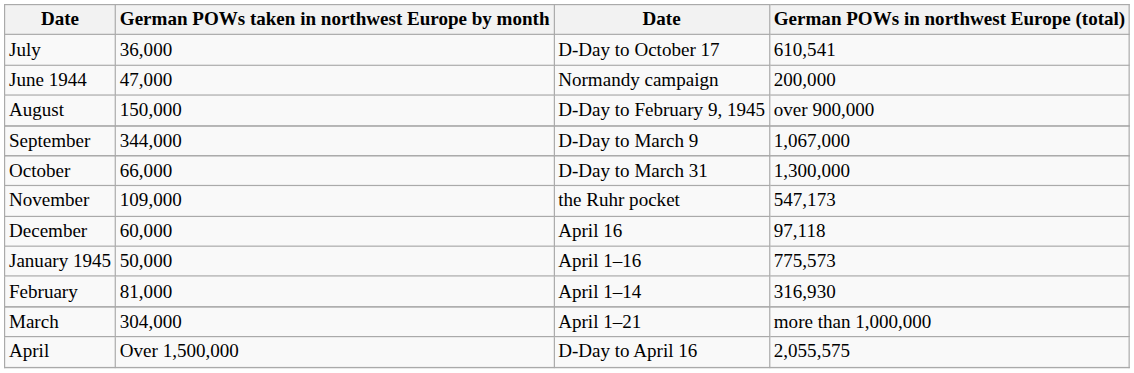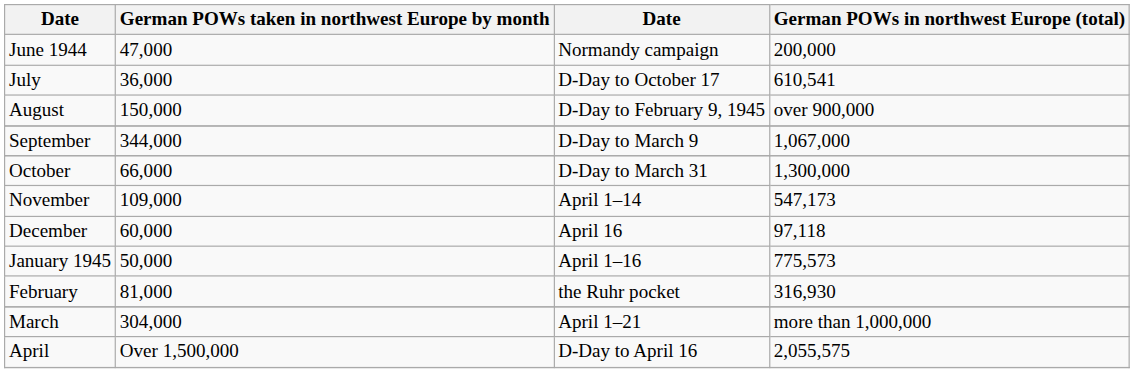rows swapped: (48, 79) <-> (25, 49)
(619, 200) the Ruhr pocket -> (600, 200) April 1–14
(600, 291) April 1–14 -> (619, 291) the Ruhr pocket
